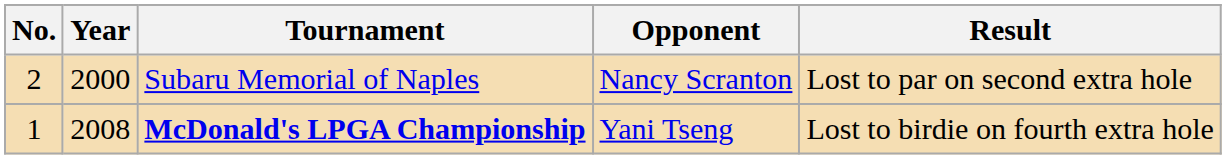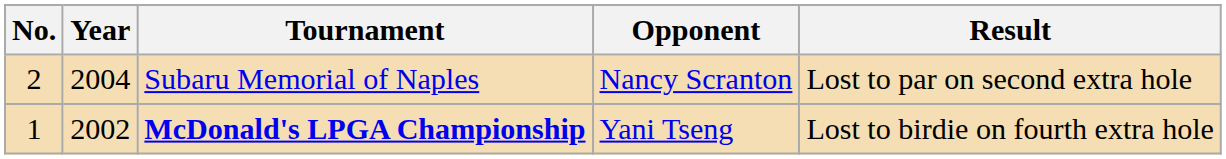(100, 79) 2000 -> (100, 79) 2004
(100, 128) 2008 -> (100, 128) 2002
